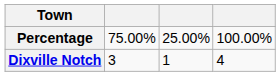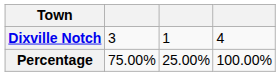rows swapped: (55, 60) <-> (55, 37)
